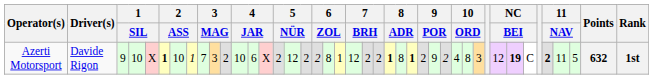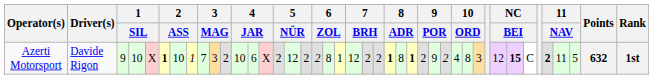(515, 57) 19 -> (515, 57) 15
